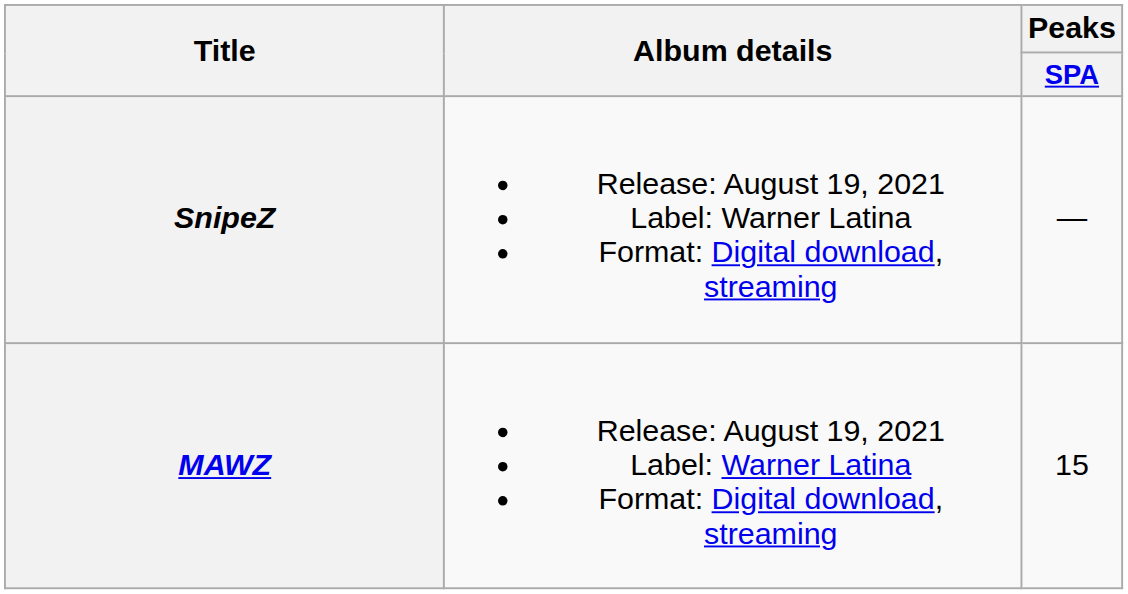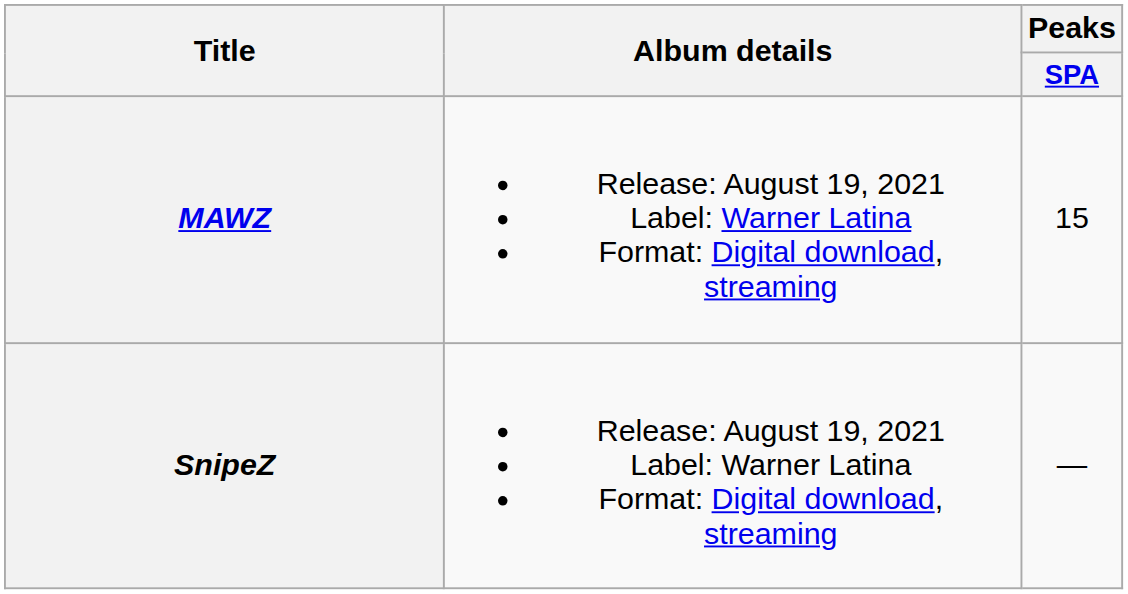rows swapped: (225, 464) <-> (225, 218)
